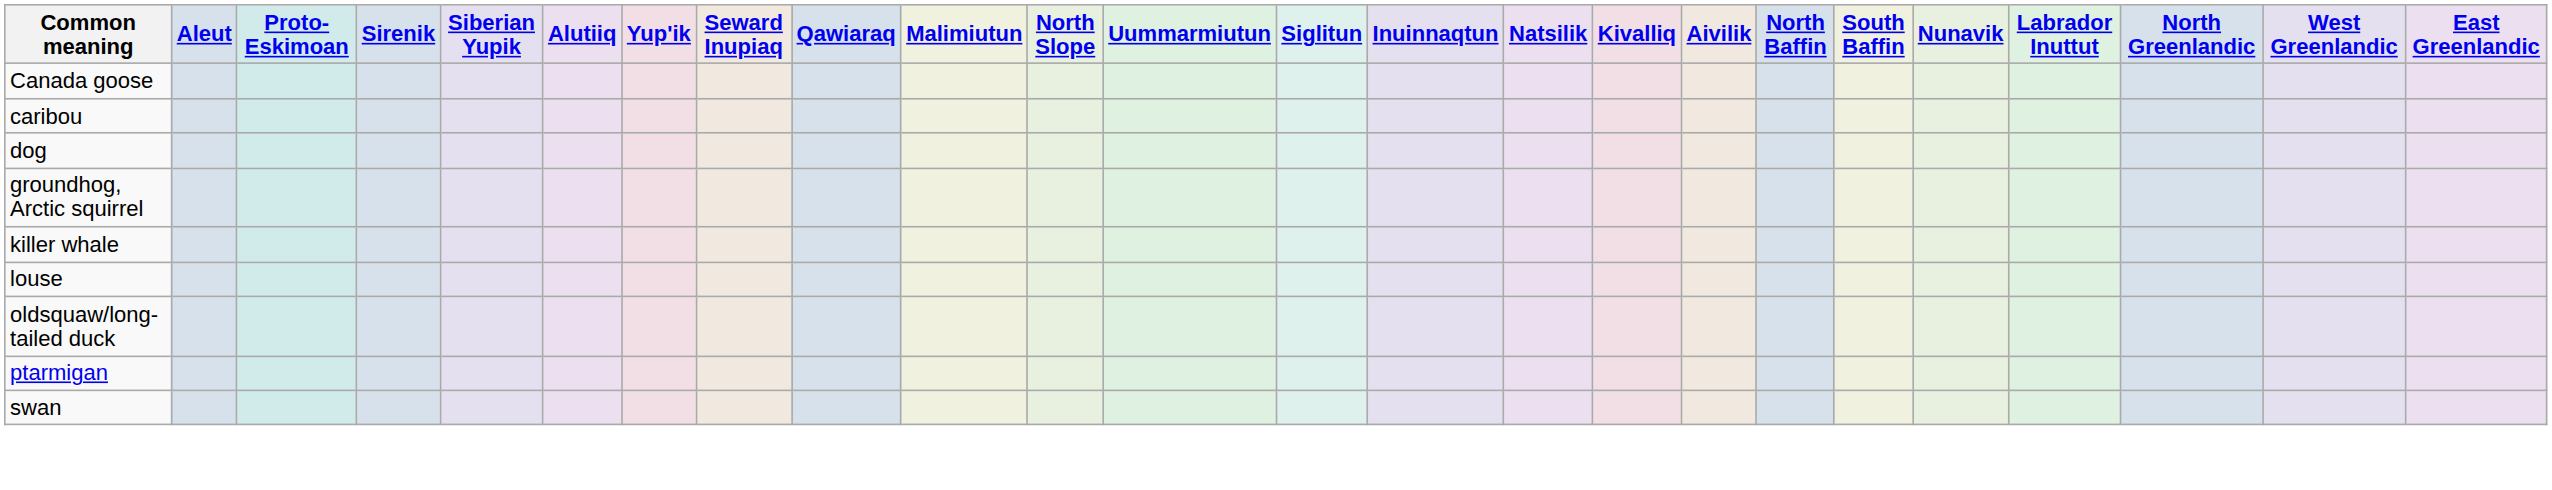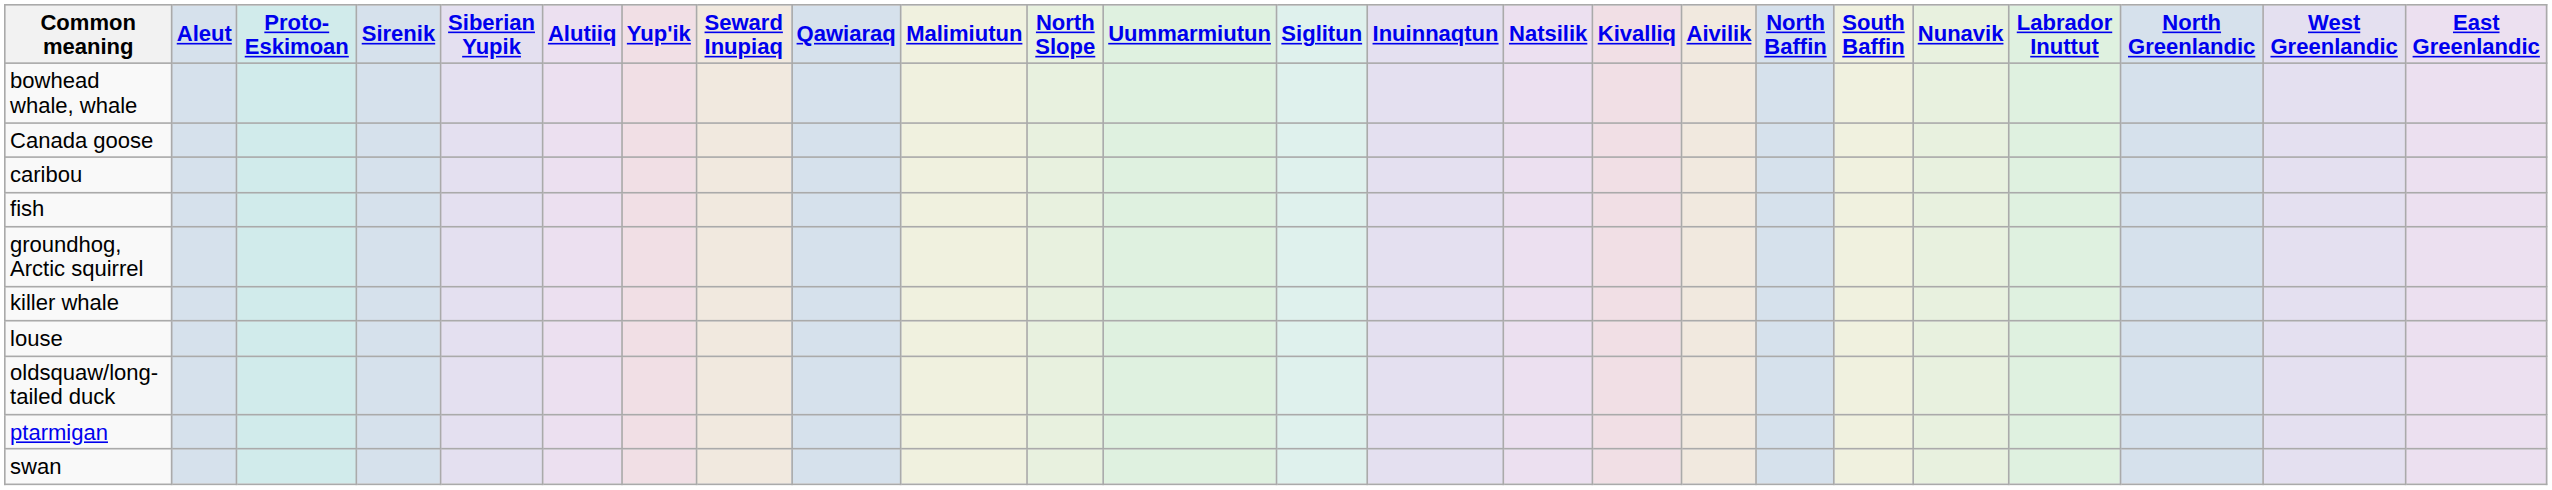+ row: (74, 93)
- row: (28, 150)
+ row: (27, 209)
